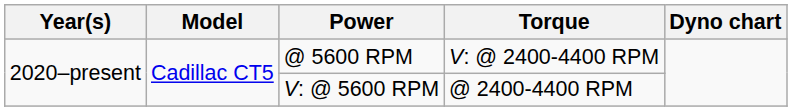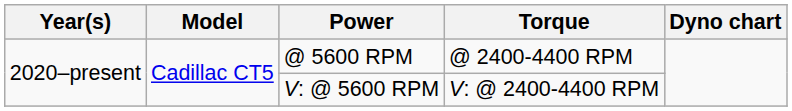(554, 56) V: @ 2400-4400 RPM -> (541, 56) @ 2400-4400 RPM
(541, 90) @ 2400-4400 RPM -> (554, 90) V: @ 2400-4400 RPM
